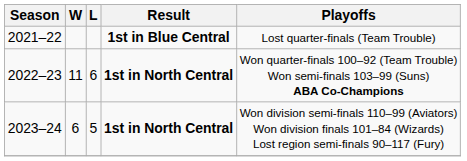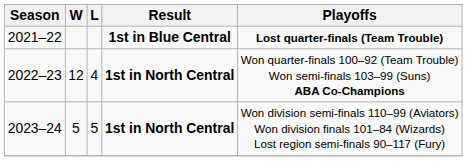(349, 38) normal -> (350, 37) bold
(75, 75) 11 -> (76, 75) 12
(93, 75) 6 -> (94, 75) 4
(75, 128) 6 -> (76, 128) 5
